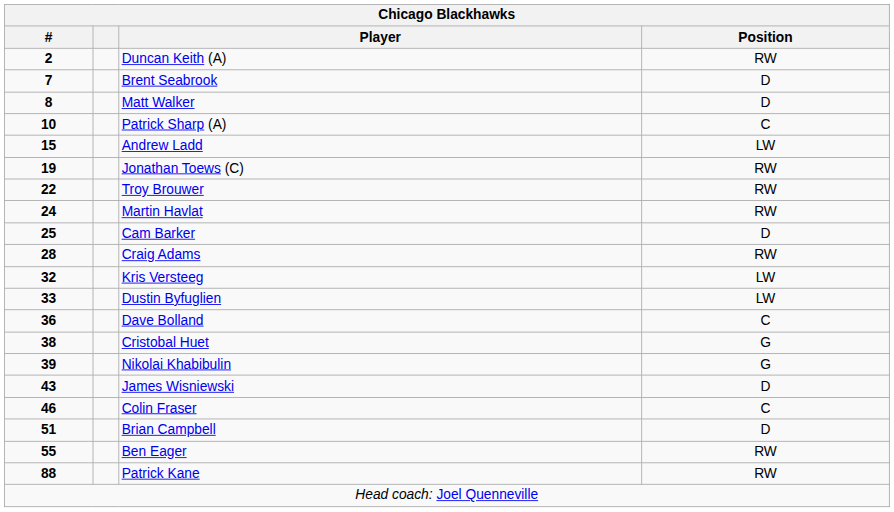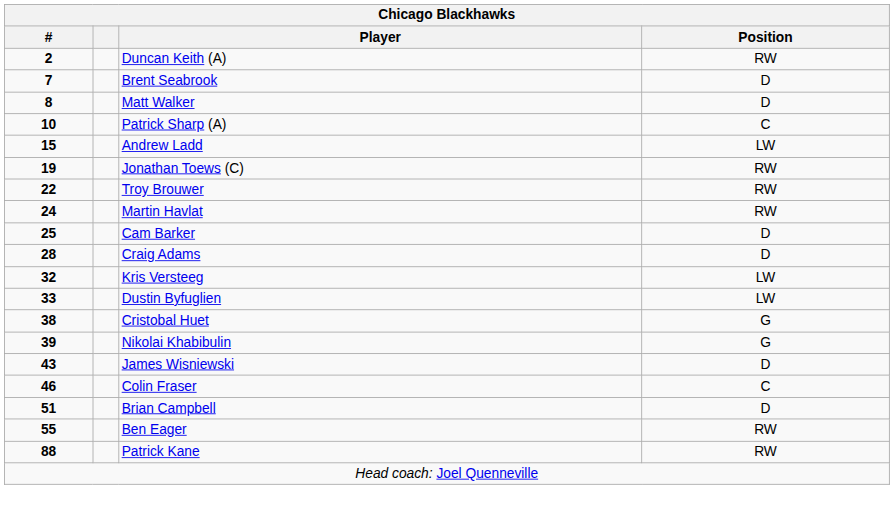(766, 255) RW -> (766, 255) D
- row: (163, 320)
